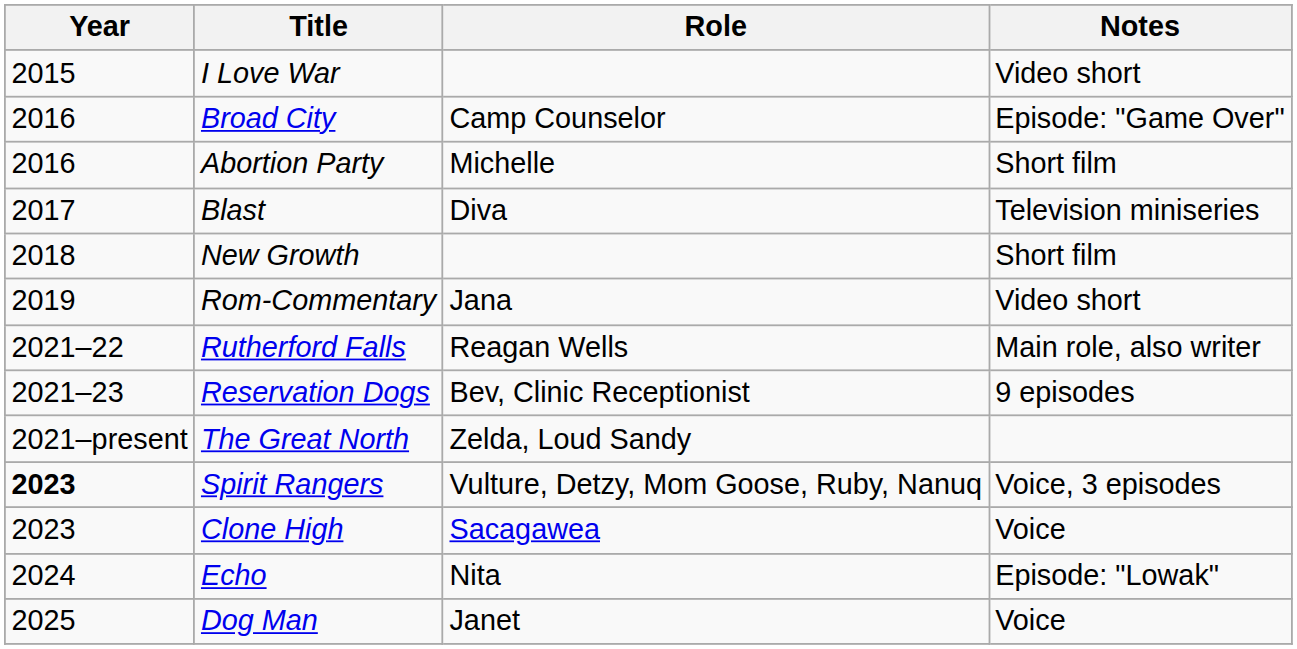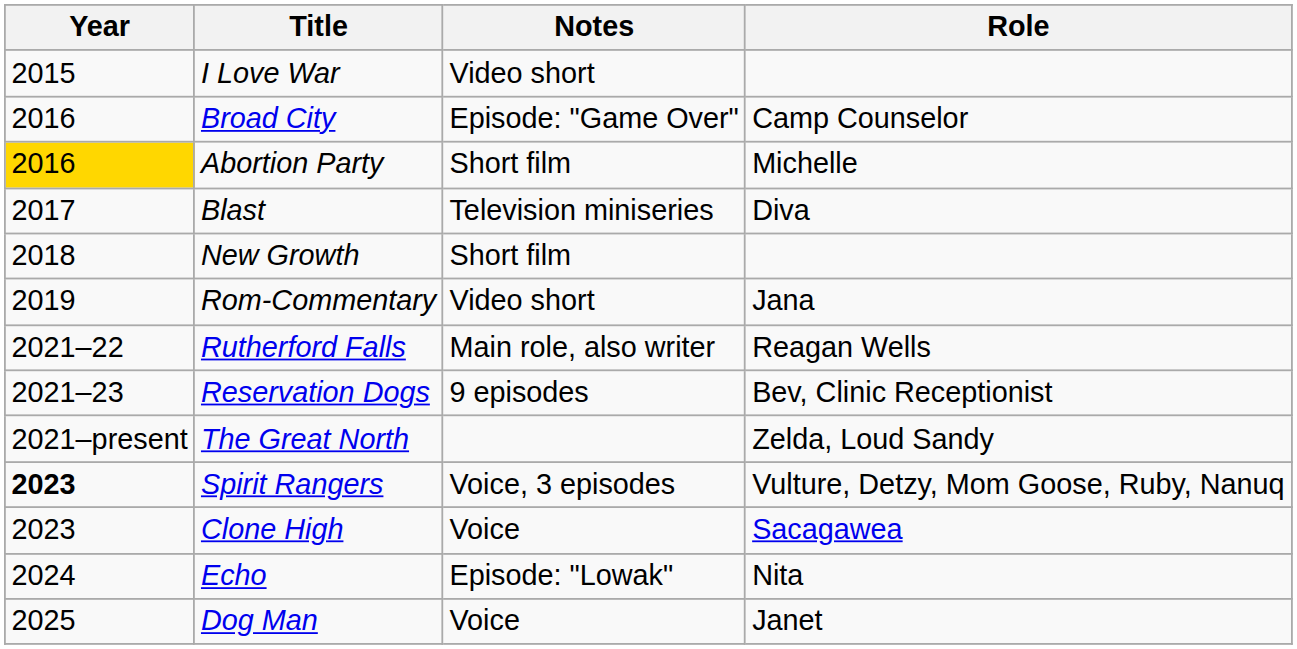columns swapped: (716, 27) <-> (1140, 27)
(44, 164) no background -> (44, 164) gold background
